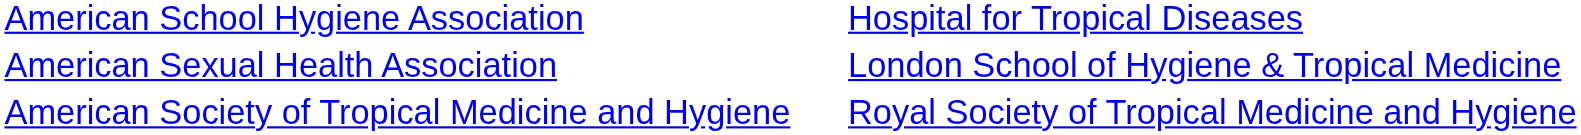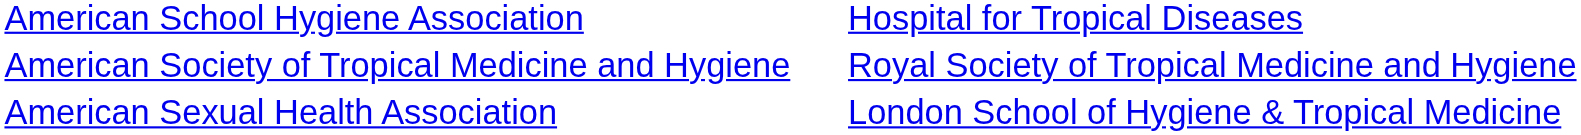rows swapped: (281, 65) <-> (397, 112)
